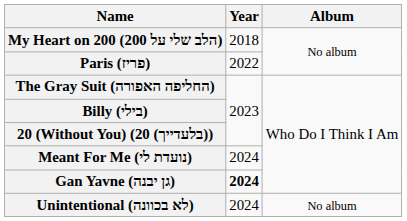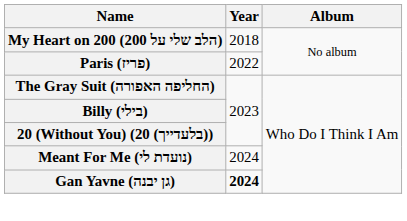- row: (115, 205)
